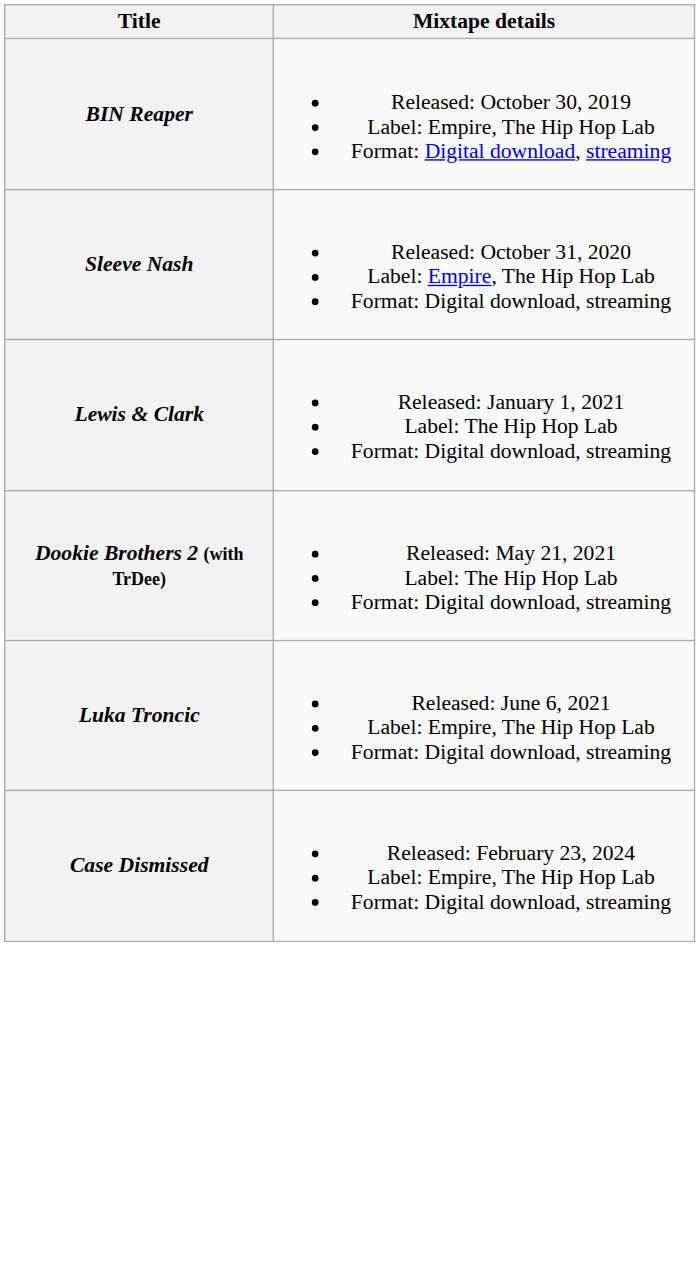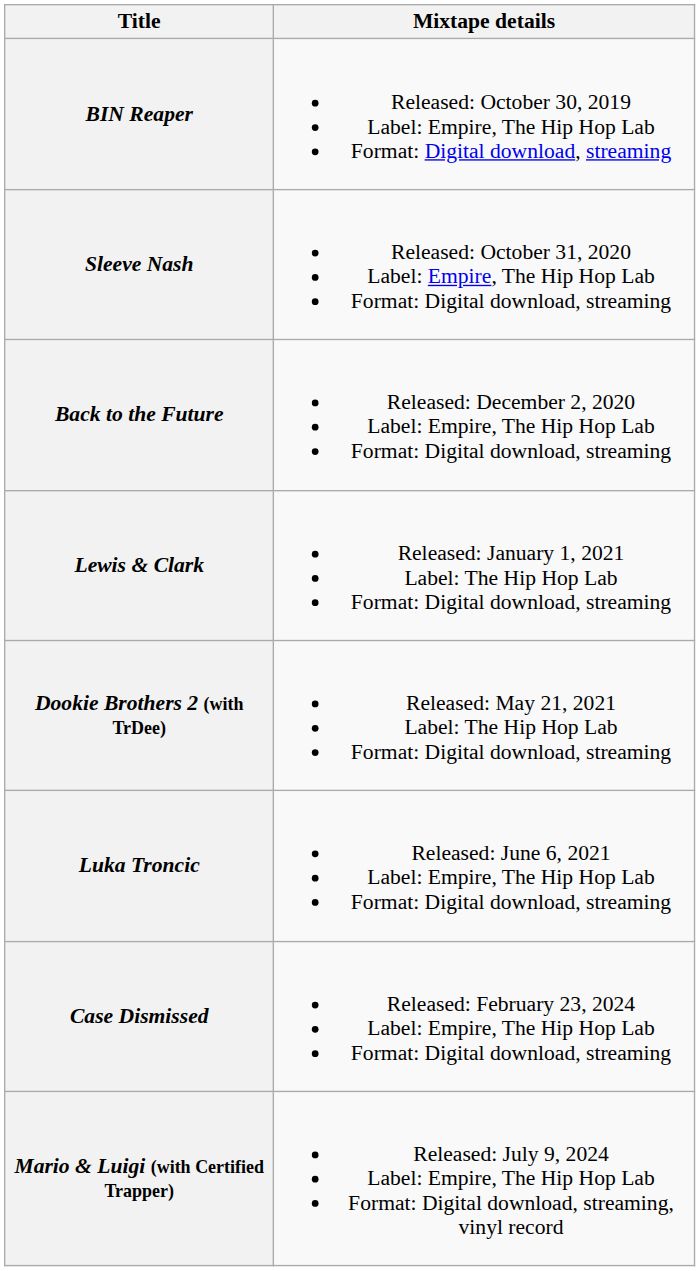+ row: (139, 414)
+ row: (139, 1178)
